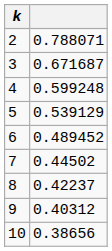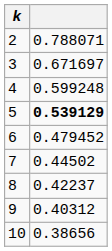(69, 65) 0.671687 -> (69, 65) 0.671697
(69, 113) normal -> (69, 113) bold
(69, 137) 0.489452 -> (69, 137) 0.479452
